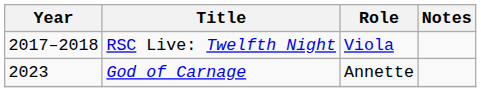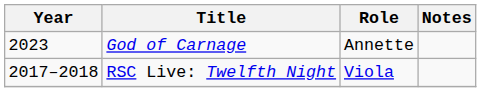rows swapped: (221, 45) <-> (176, 72)
